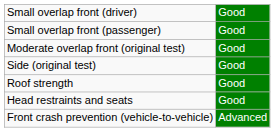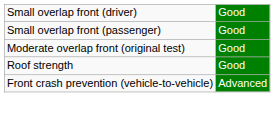- row: (51, 65)
- row: (70, 100)
